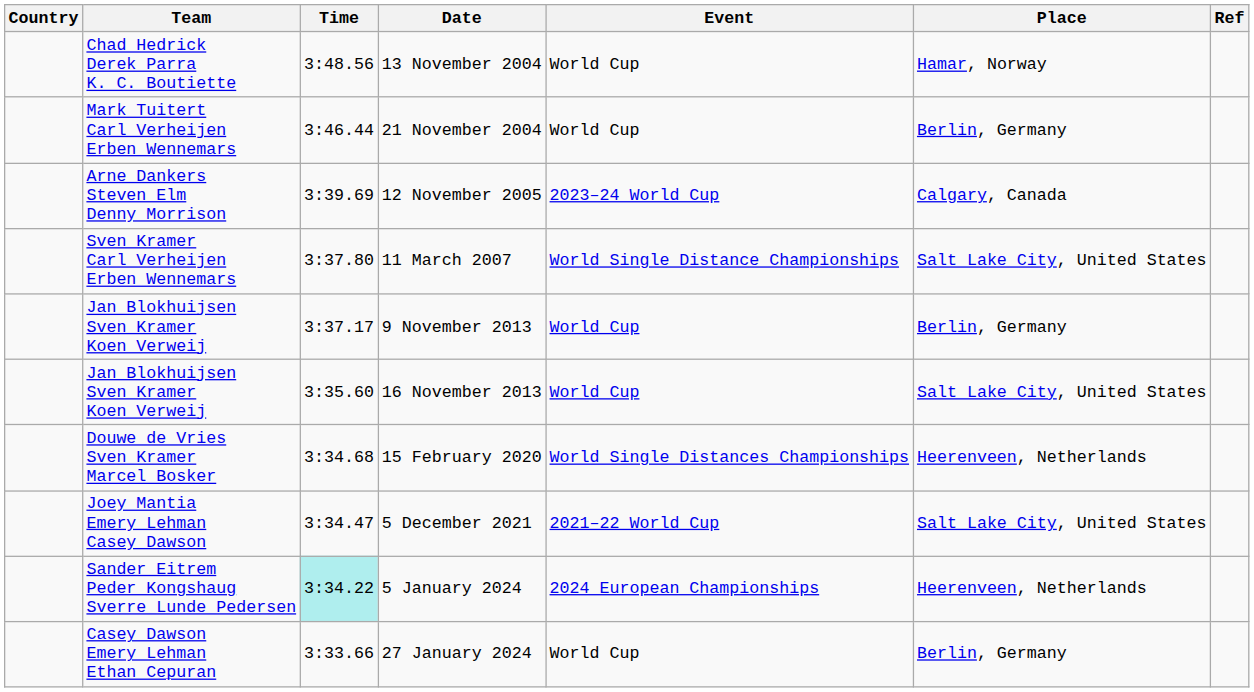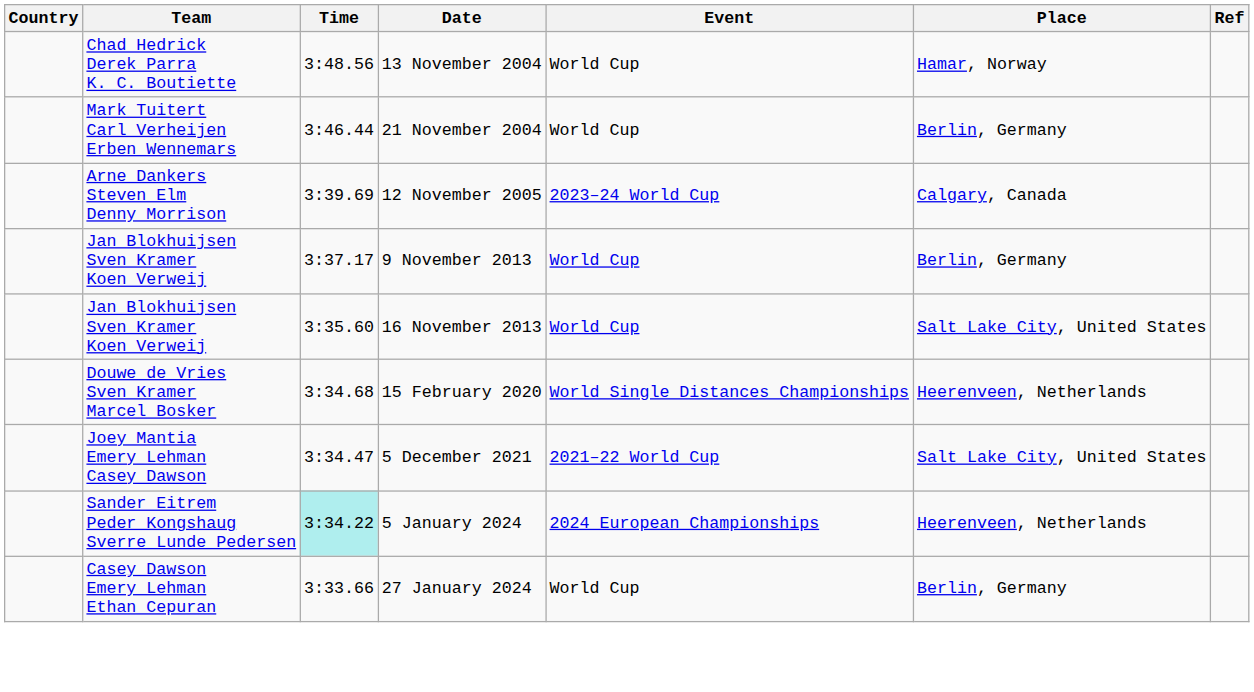- row: (447, 261)
